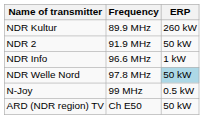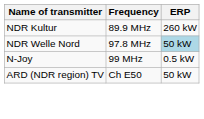- row: (21, 43)
- row: (27, 59)
